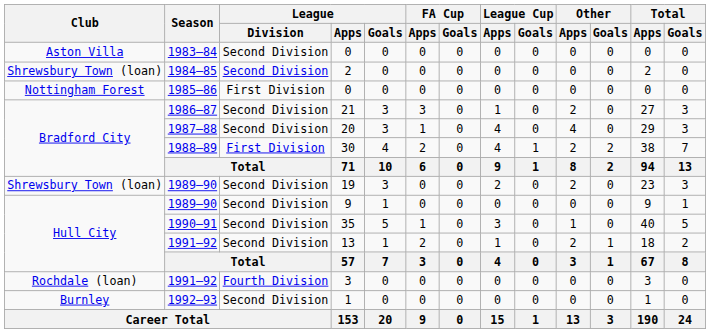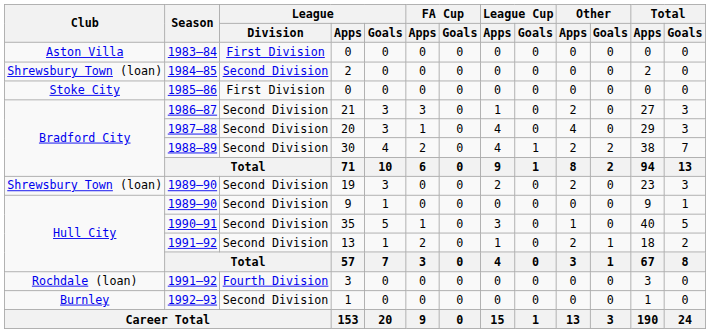(276, 52) Second Division -> (275, 52) First Division
(85, 90) Nottingham Forest -> (85, 90) Stoke City
(275, 147) First Division -> (276, 147) Second Division
